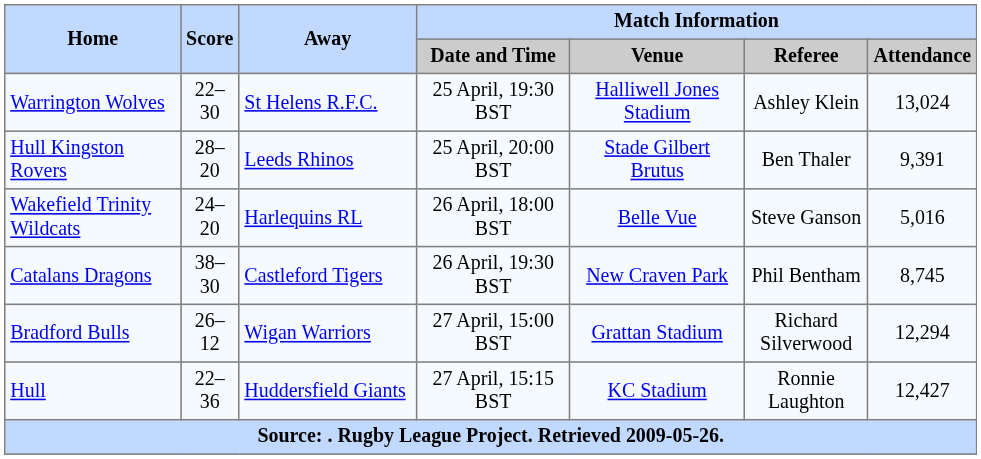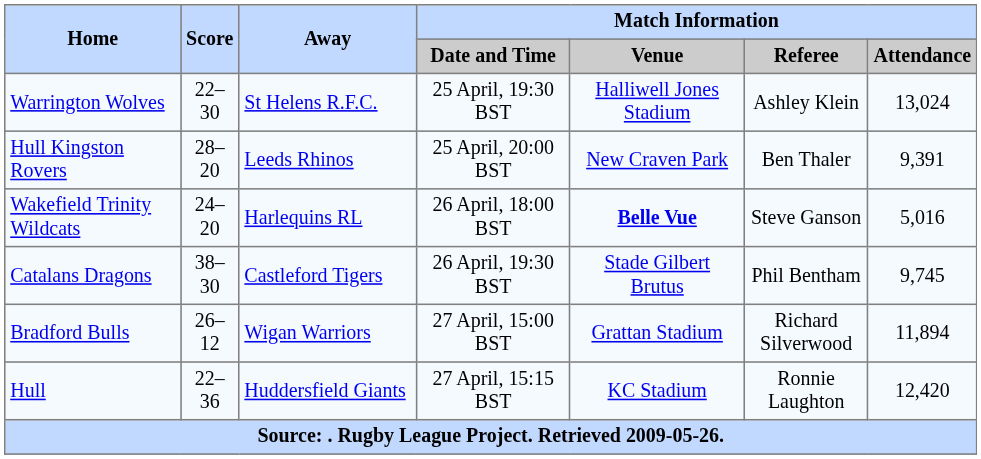(657, 159) Stade Gilbert Brutus -> (657, 159) New Craven Park
(657, 217) normal -> (657, 217) bold
(657, 275) New Craven Park -> (657, 275) Stade Gilbert Brutus
(922, 275) 8,745 -> (922, 275) 9,745
(922, 332) 12,294 -> (922, 332) 11,894
(922, 390) 12,427 -> (922, 390) 12,420
